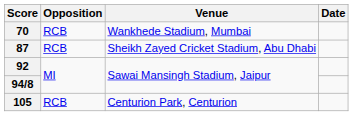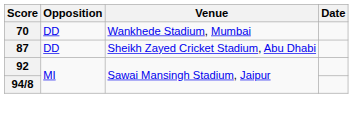(55, 31) RCB -> (51, 31) DD
(55, 48) RCB -> (51, 48) DD
- row: (22, 102)
